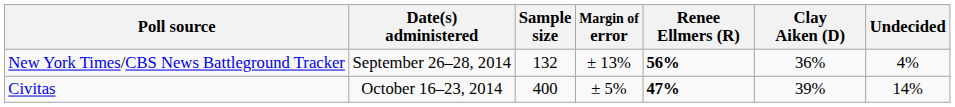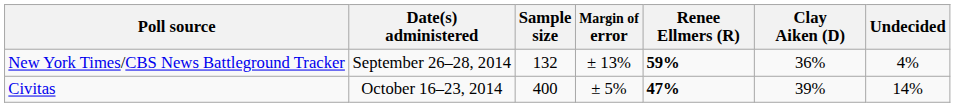(663, 62) 56% -> (663, 62) 59%
